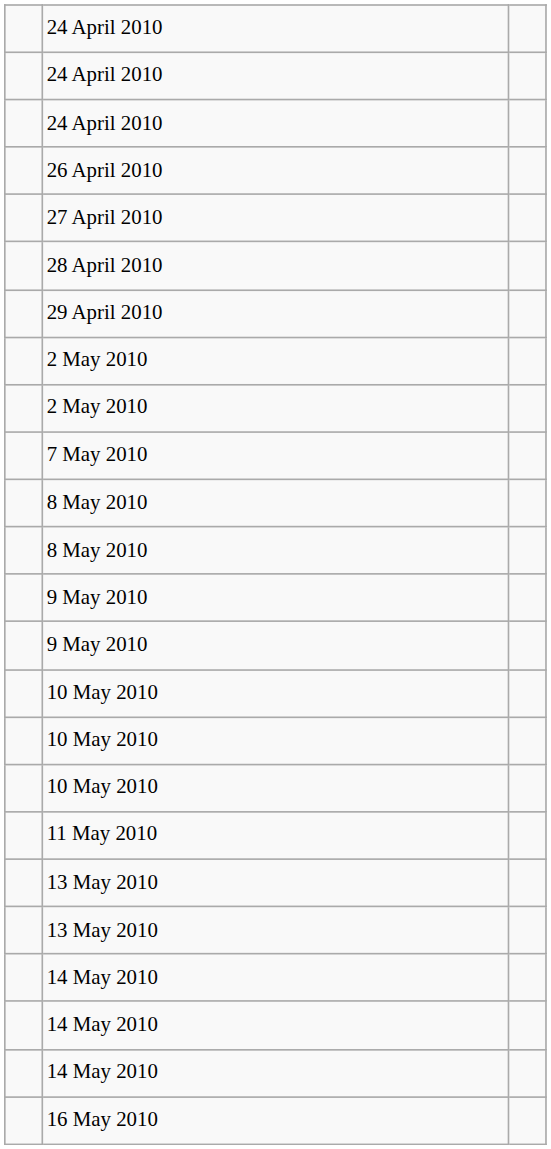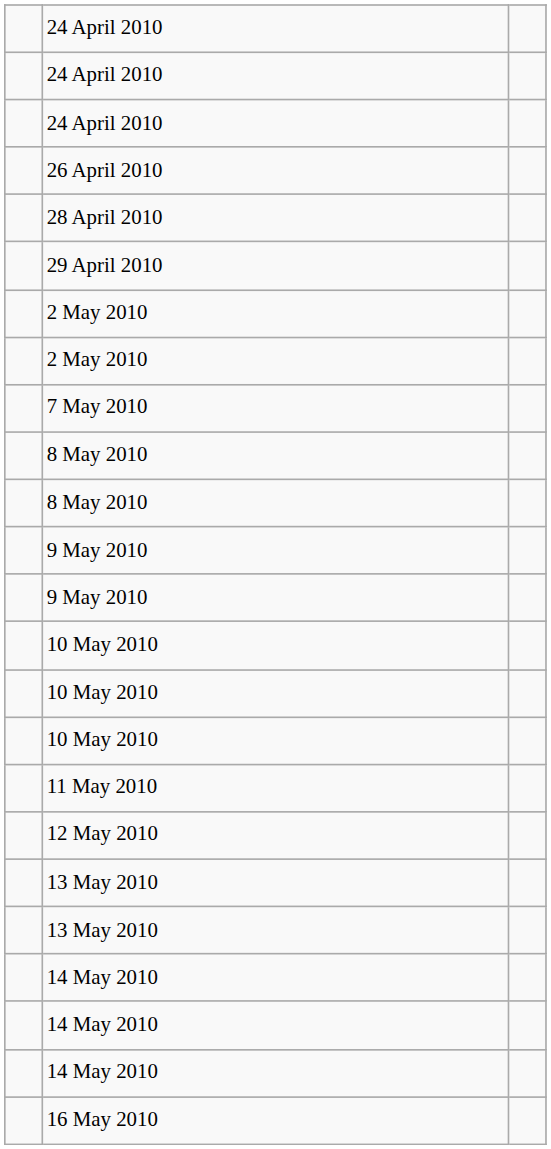- row: (23, 218)
+ row: (23, 835)
